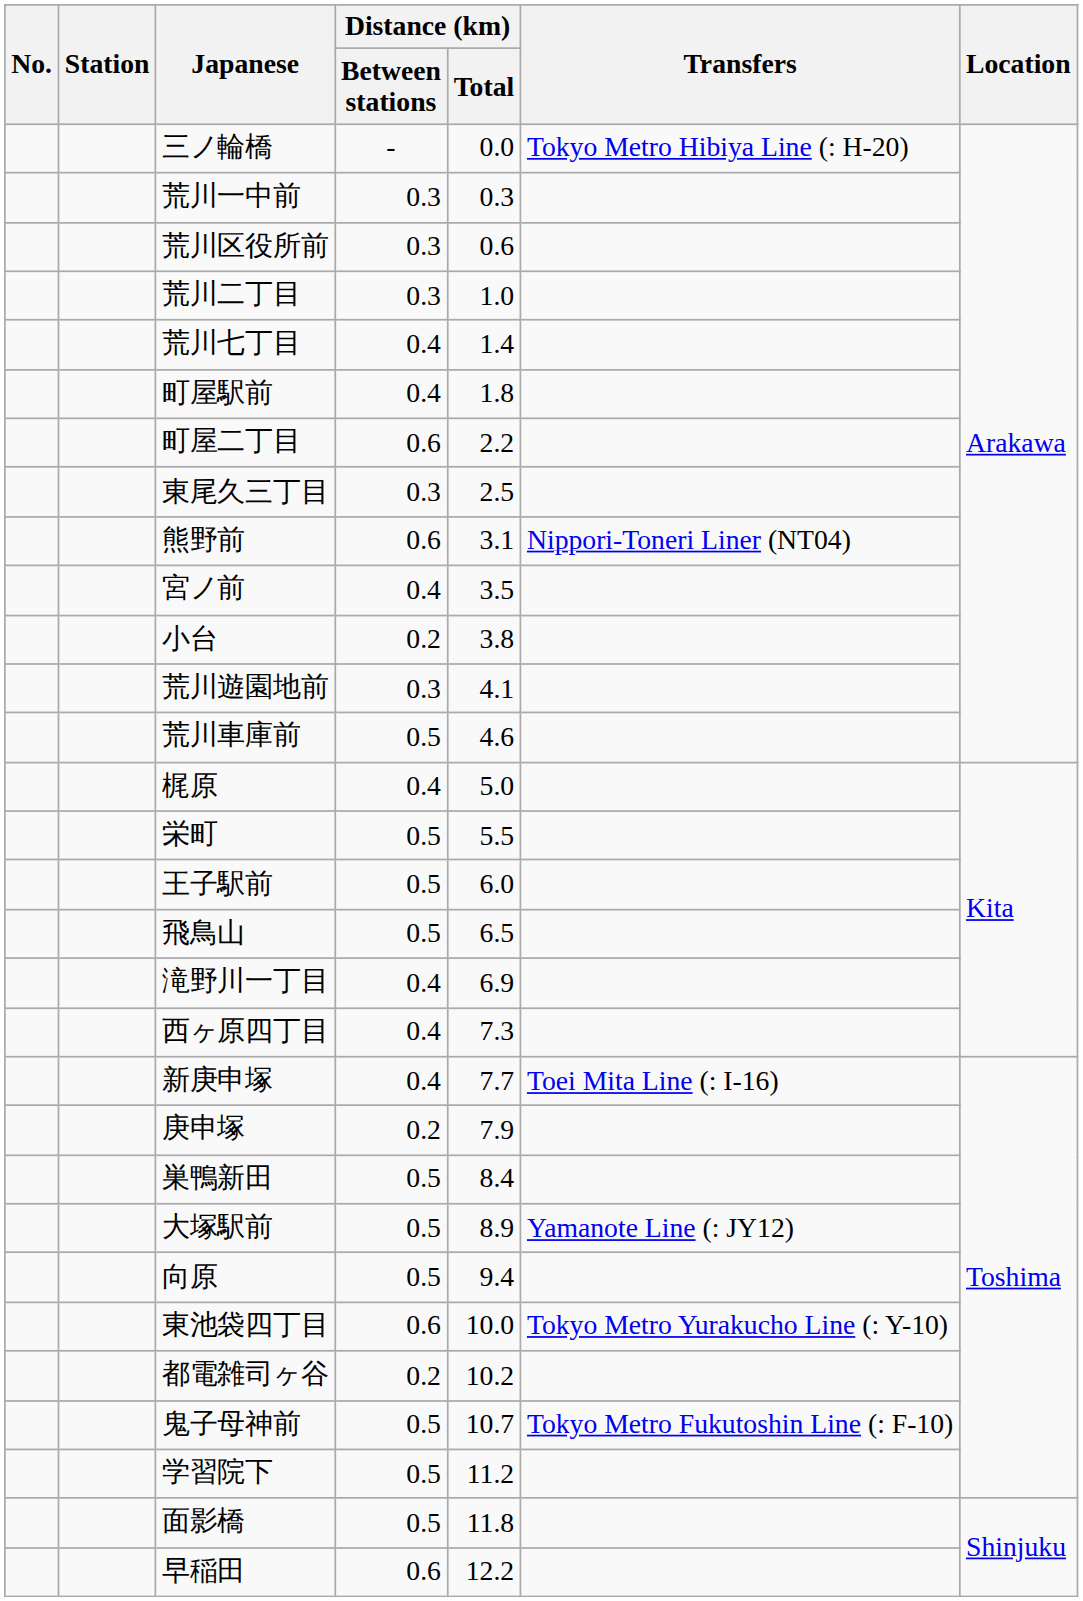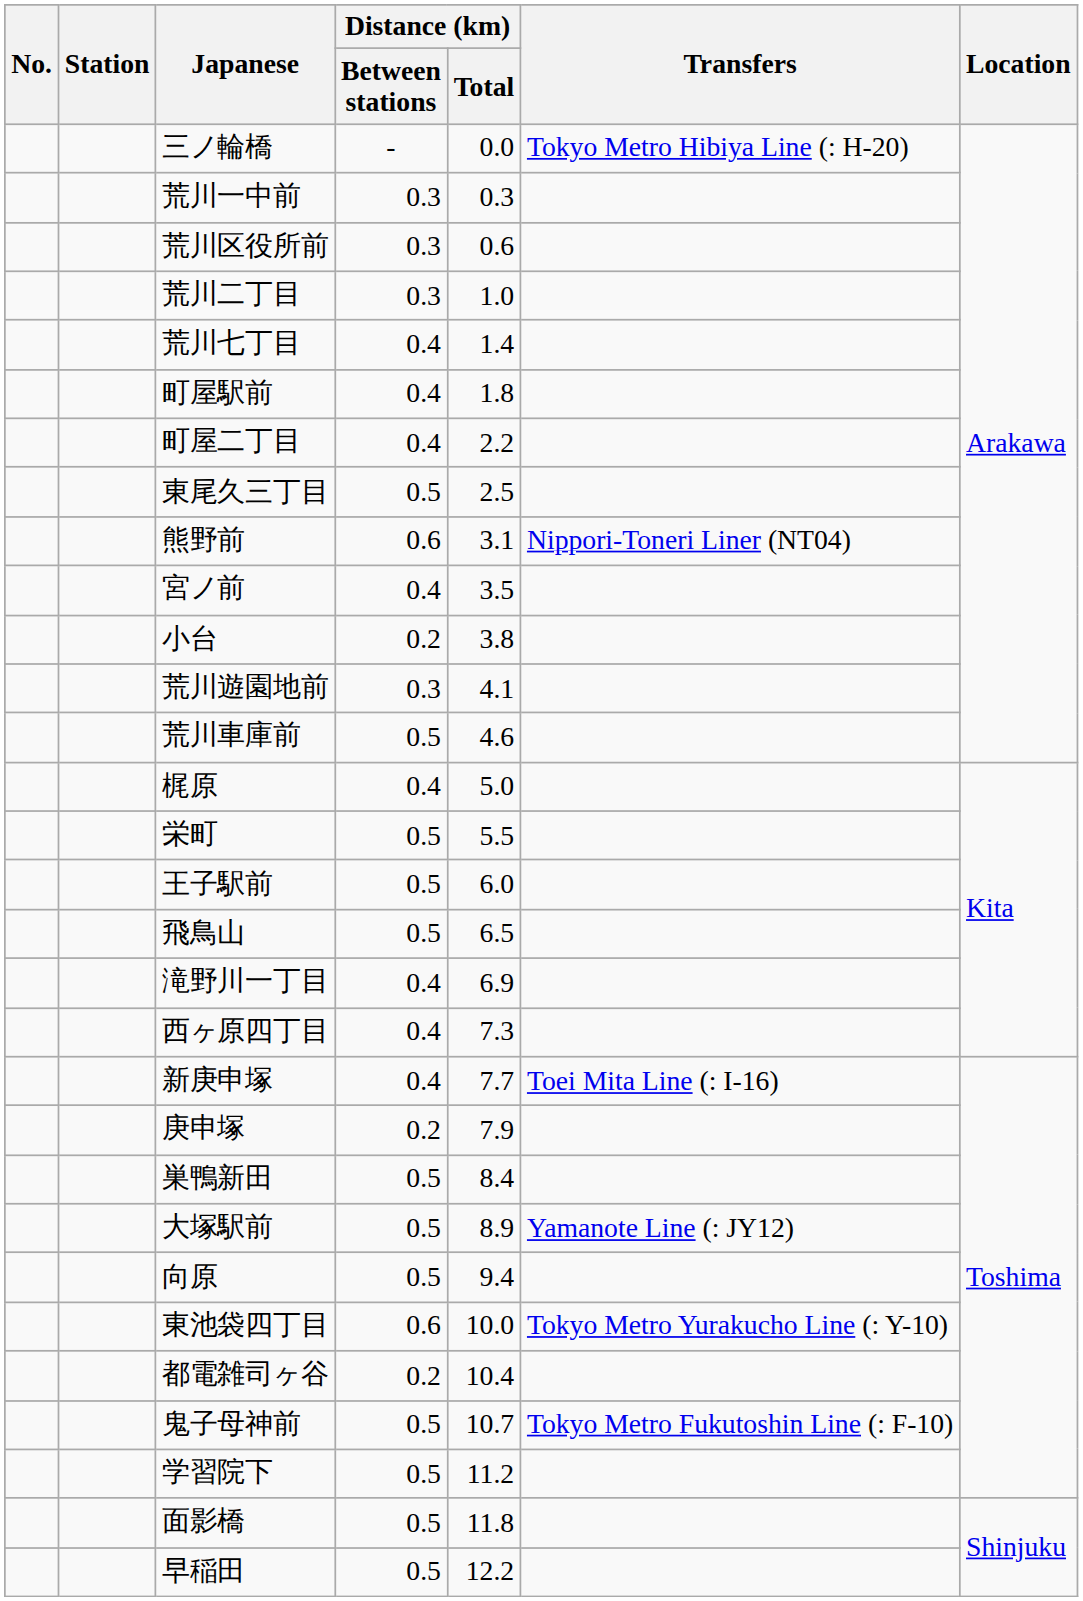(424, 442) 0.6 -> (424, 442) 0.4
(424, 491) 0.3 -> (424, 491) 0.5
(490, 1375) 10.2 -> (490, 1375) 10.4
(424, 1571) 0.6 -> (424, 1571) 0.5
